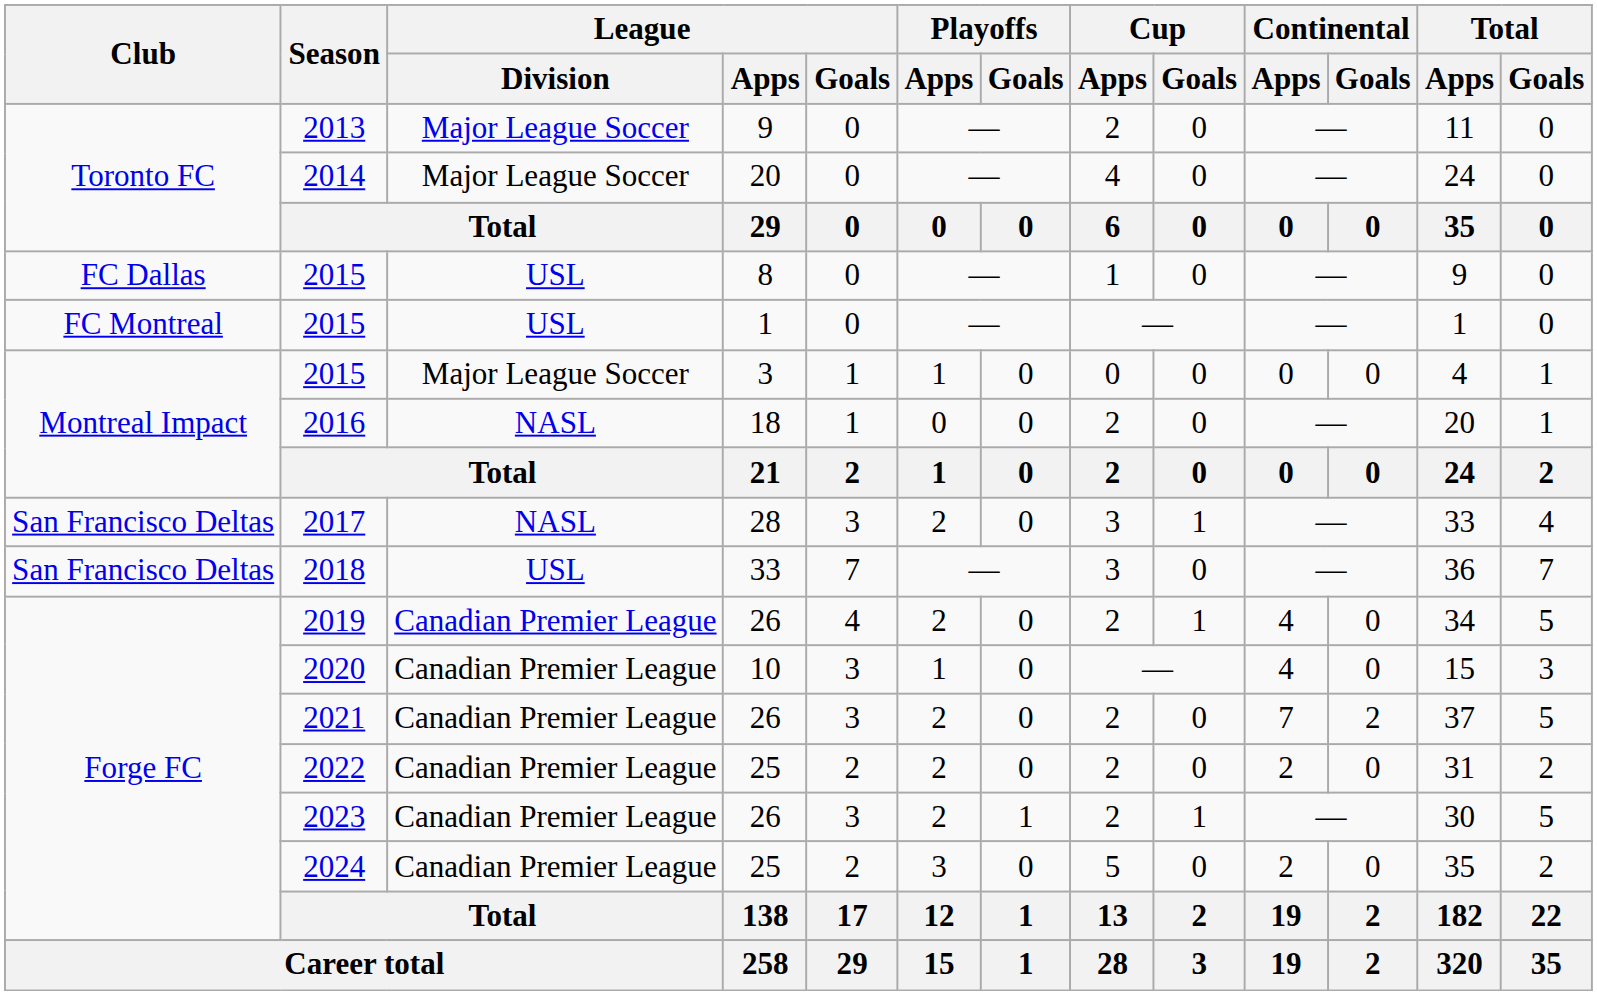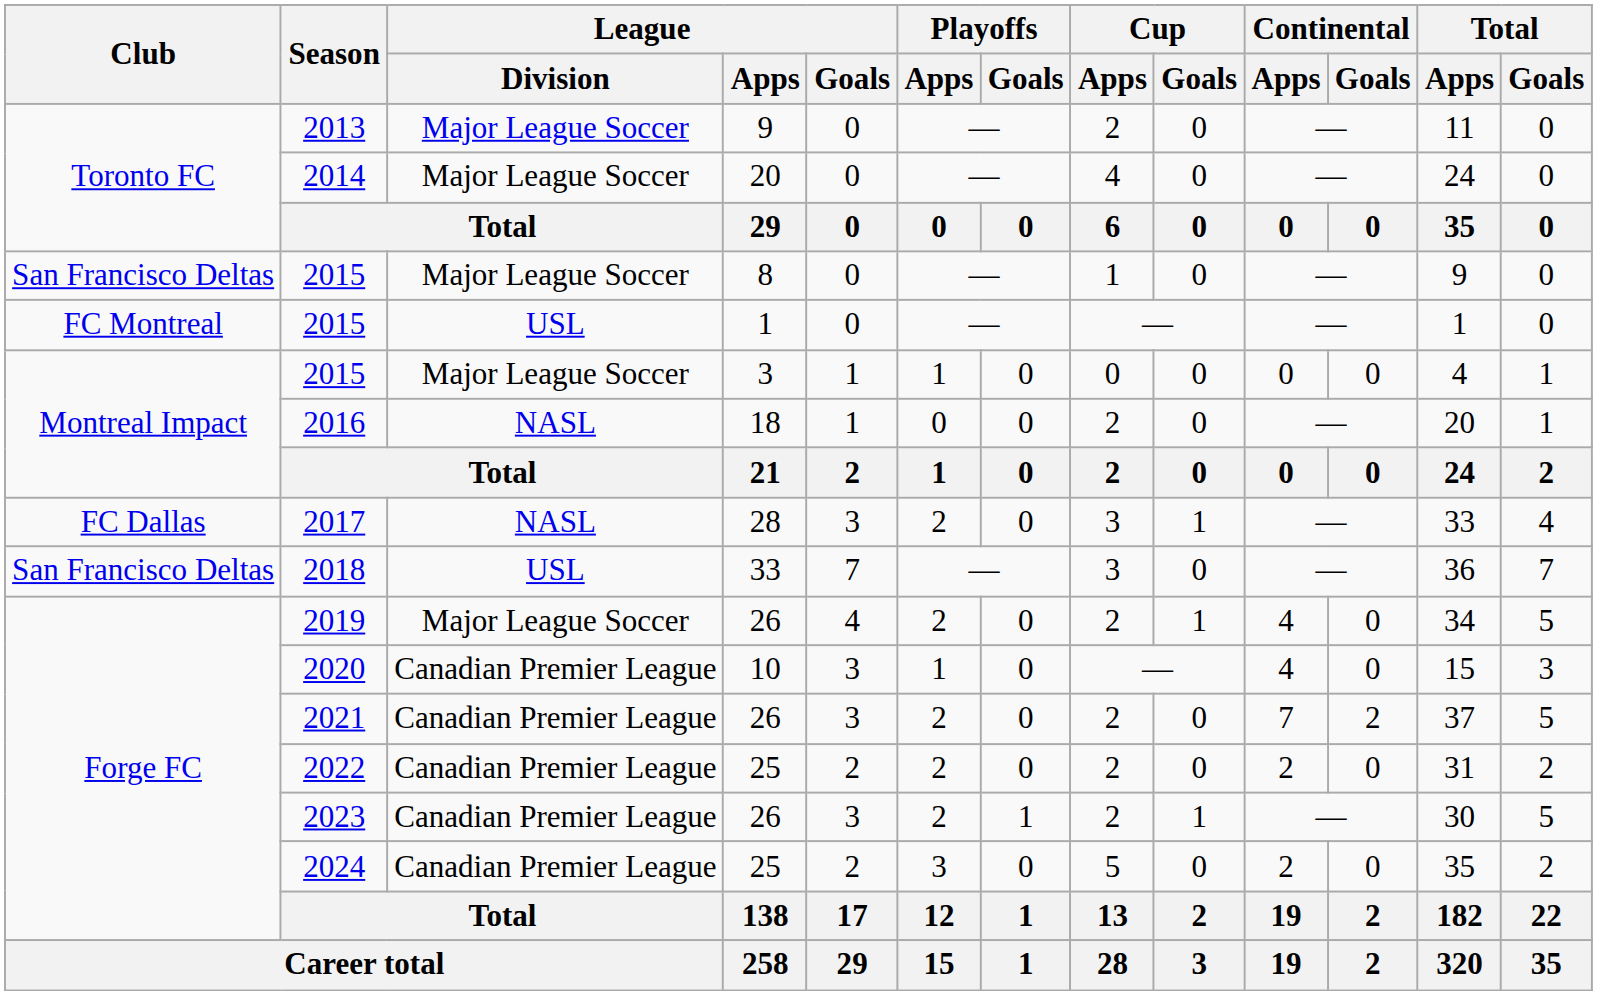(143, 275) FC Dallas -> (143, 275) San Francisco Deltas
(555, 275) USL -> (555, 275) Major League Soccer
(143, 521) San Francisco Deltas -> (143, 521) FC Dallas
(555, 619) Canadian Premier League -> (555, 619) Major League Soccer
